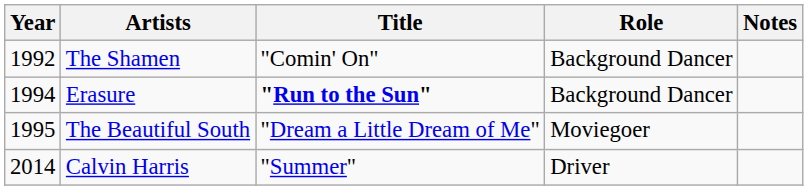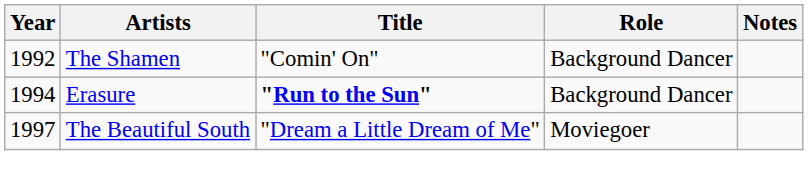(33, 130) 1995 -> (33, 130) 1997
- row: (127, 166)
